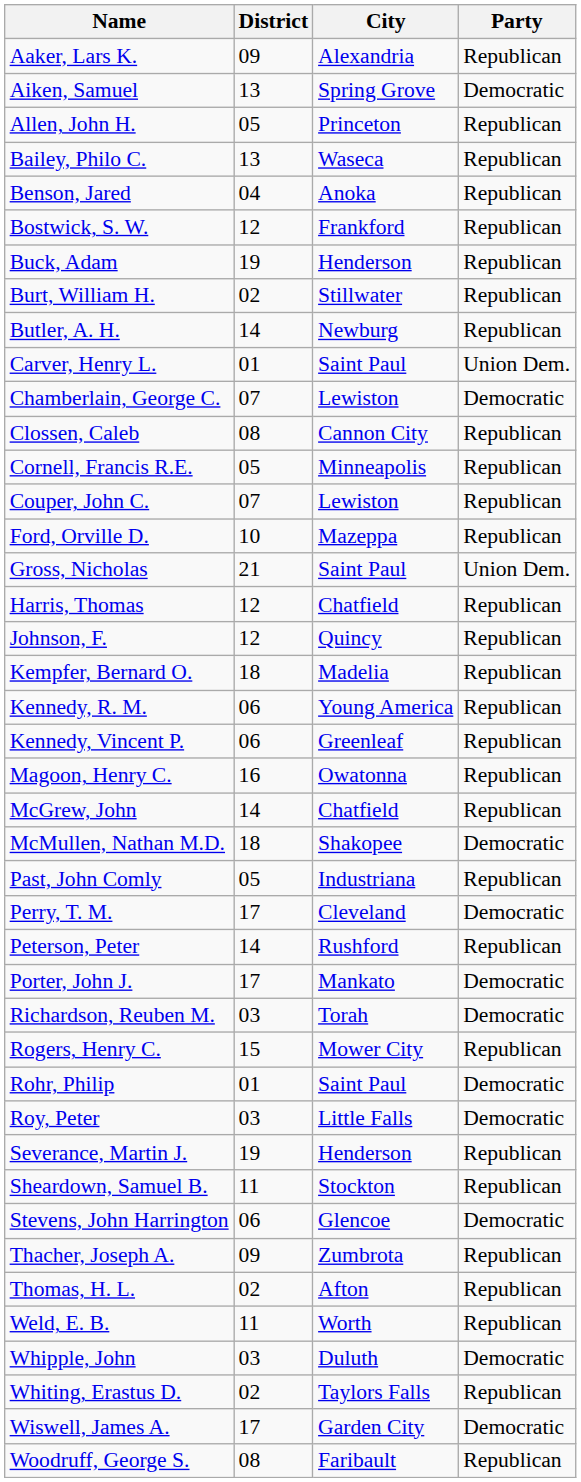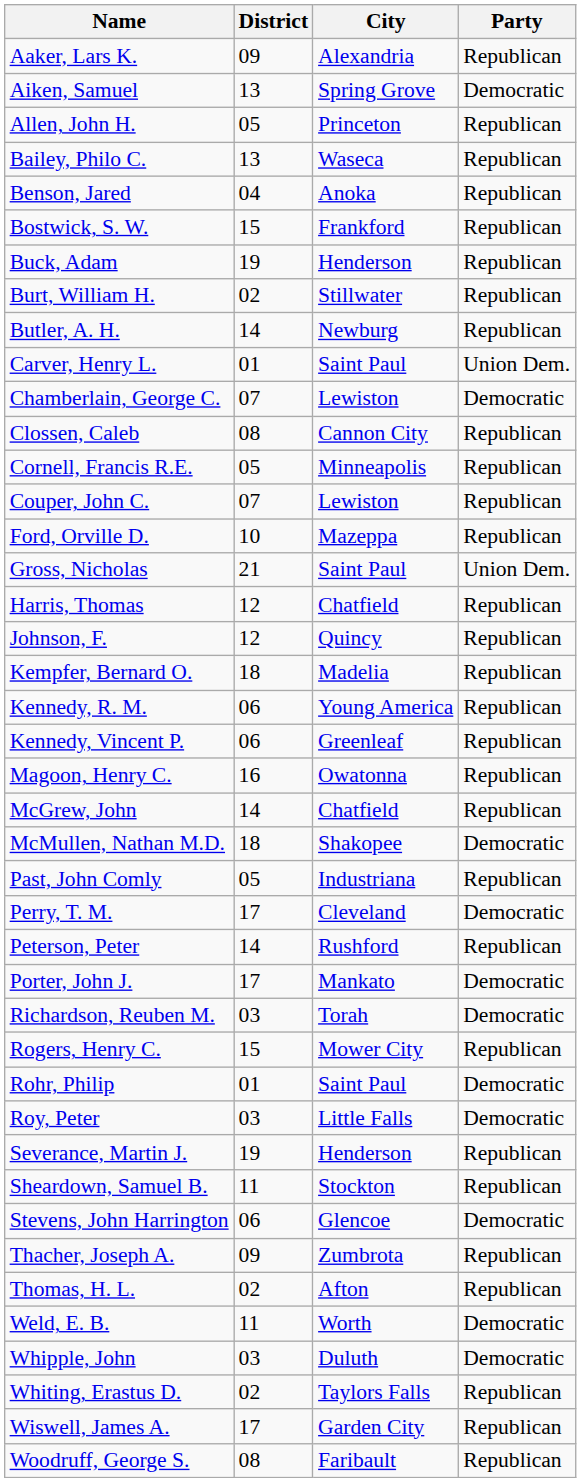(249, 227) 12 -> (249, 227) 15
(512, 1323) Republican -> (514, 1323) Democratic
(514, 1426) Democratic -> (512, 1426) Republican
